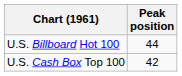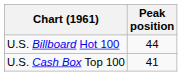(152, 62) 42 -> (152, 62) 41
